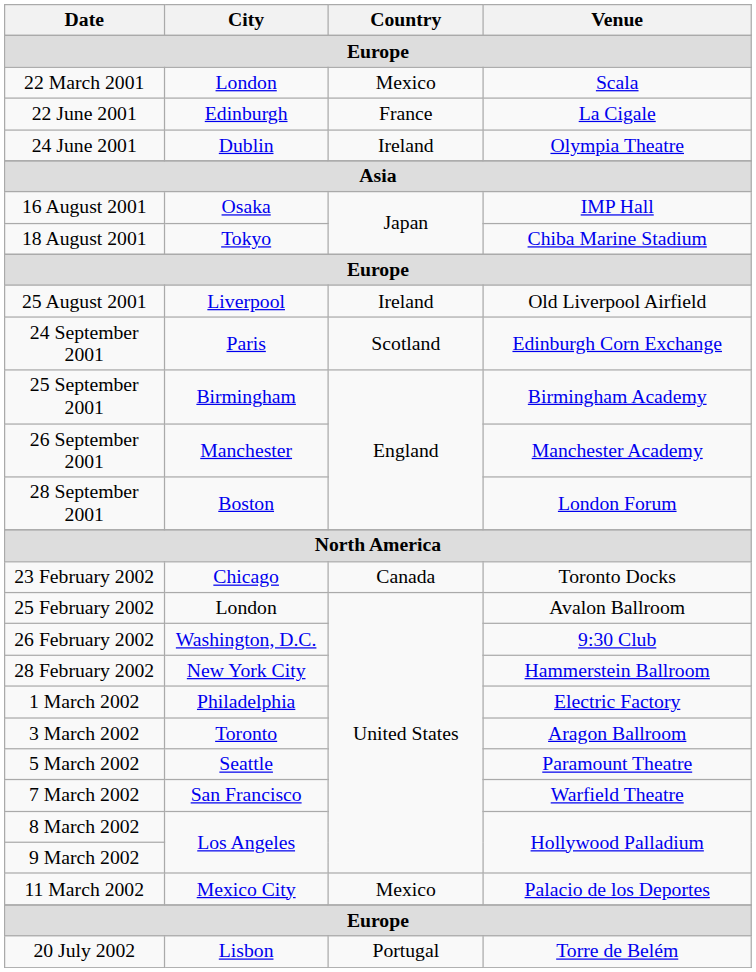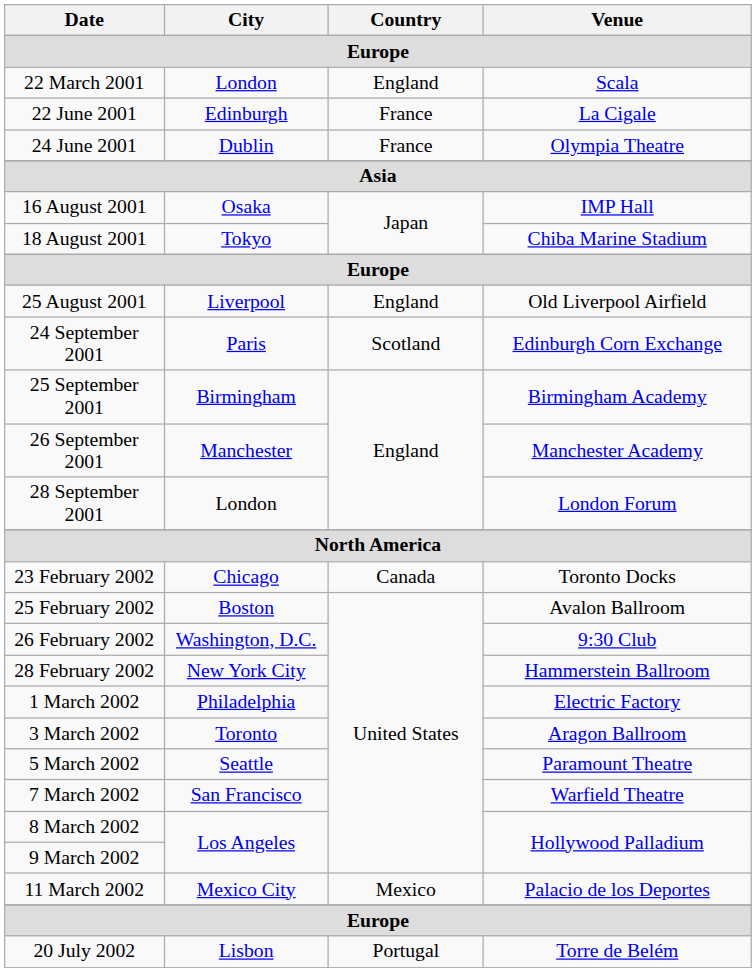(406, 82) Mexico -> (406, 82) England
(406, 144) Ireland -> (406, 144) France
(406, 301) Ireland -> (406, 301) England
(246, 503) Boston -> (246, 503) London
(246, 608) London -> (246, 608) Boston
